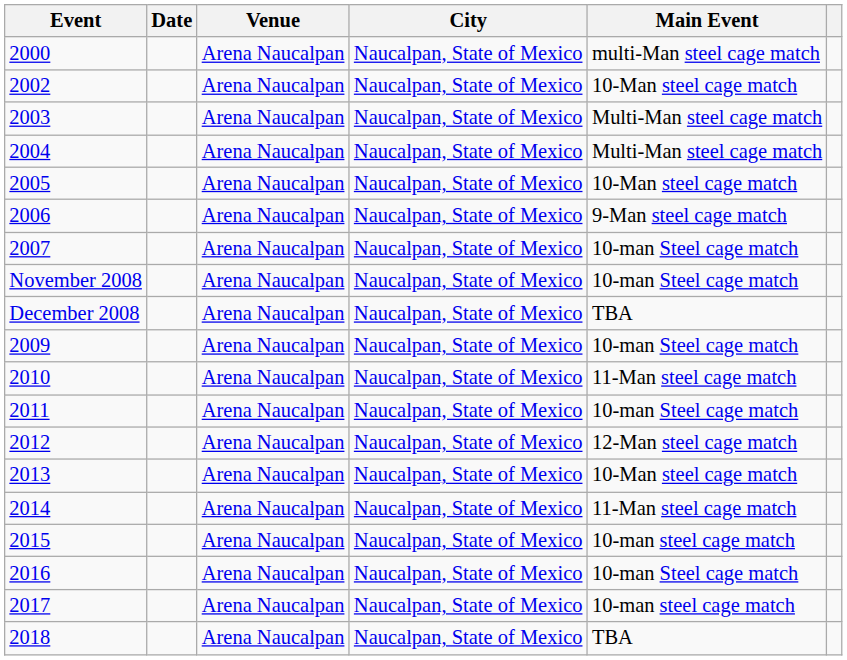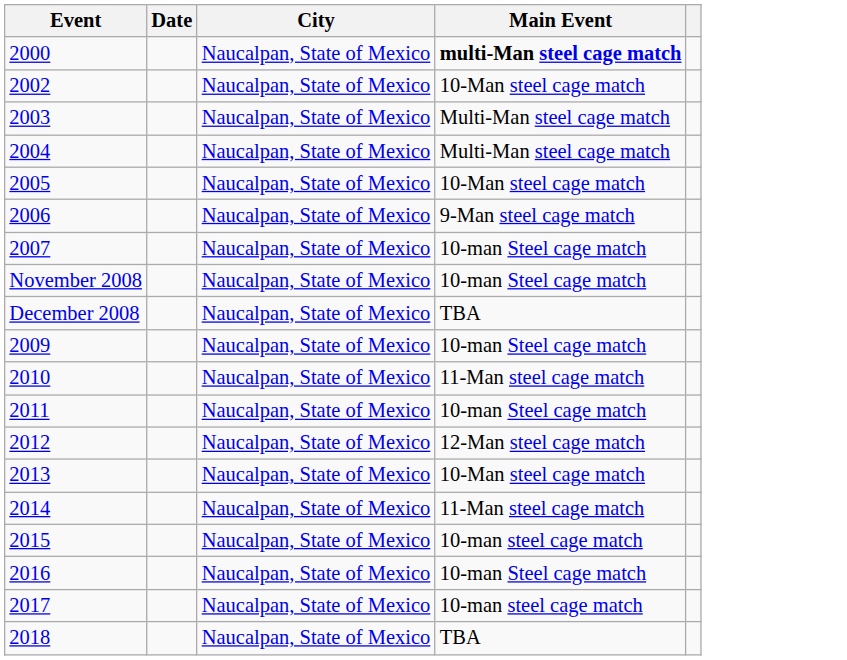- column: (273, 20)
(706, 53) normal -> (561, 53) bold
